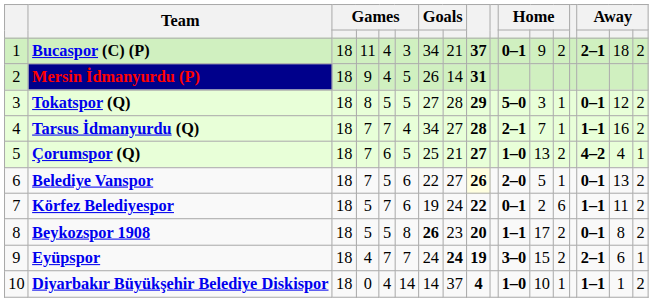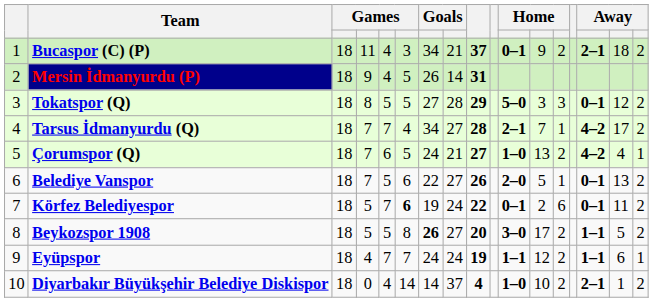(562, 102) 1 -> (562, 102) 3
(593, 128) 1–1 -> (593, 128) 4–2
(621, 128) 16 -> (621, 128) 17
(431, 154) 25 -> (431, 154) 24
(478, 180) lightyellow background -> (478, 180) no background
(407, 206) normal -> (407, 206) bold
(593, 206) 1–1 -> (593, 206) 0–1
(455, 232) 23 -> (455, 232) 27
(514, 232) 1–1 -> (514, 232) 3–0
(593, 232) 0–1 -> (593, 232) 1–1
(621, 232) 8 -> (621, 232) 5
(455, 257) bold -> (455, 257) normal
(514, 257) 3–0 -> (514, 257) 1–1
(542, 257) 15 -> (542, 257) 12
(593, 257) 2–1 -> (593, 257) 1–1
(562, 283) 1 -> (562, 283) 2
(593, 283) 1–1 -> (593, 283) 2–1
